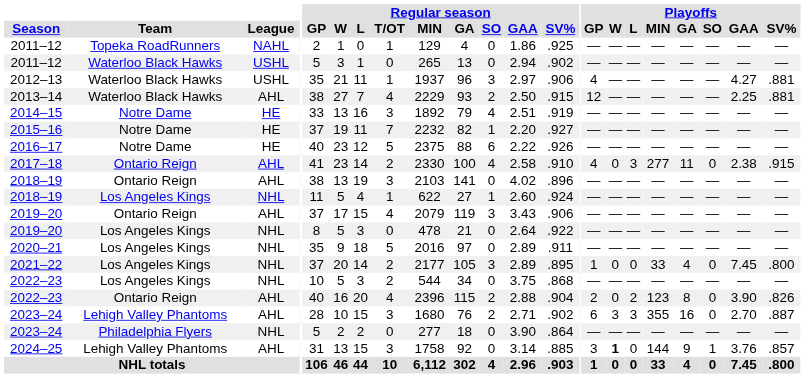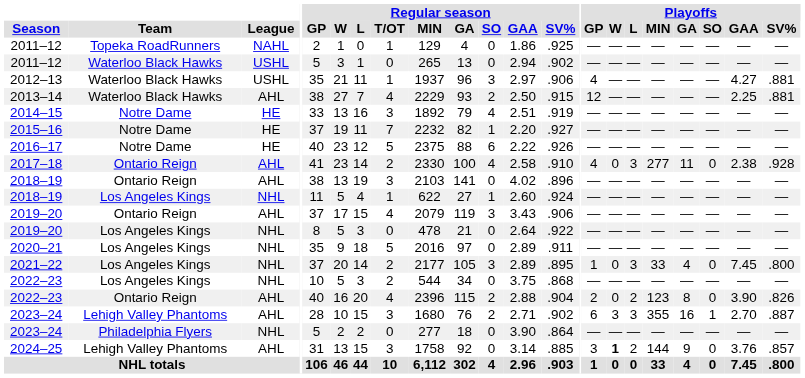(781, 163) .915 -> (781, 163) .928
(633, 264) 0 -> (633, 264) 3
(712, 314) 0 -> (712, 314) 1
(633, 348) 0 -> (633, 348) 2
(712, 348) 1 -> (712, 348) 0
